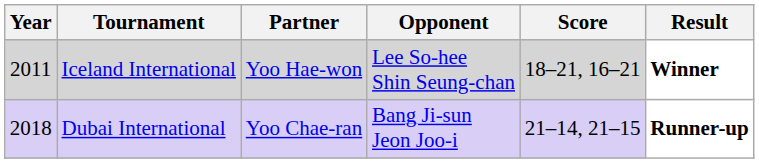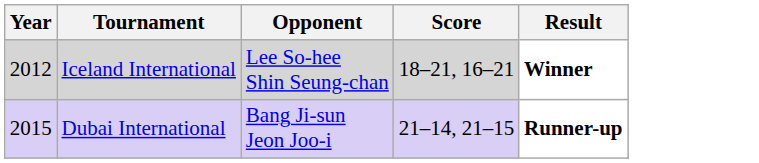- column: (304, 22)
(31, 69) 2011 -> (31, 69) 2012
(31, 128) 2018 -> (31, 128) 2015
